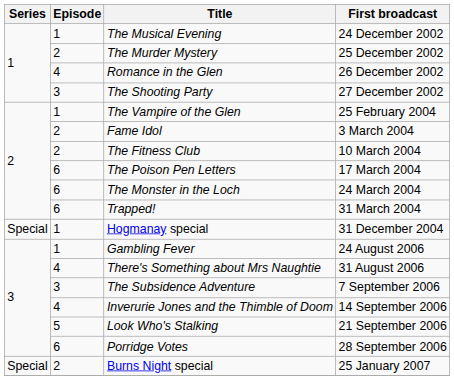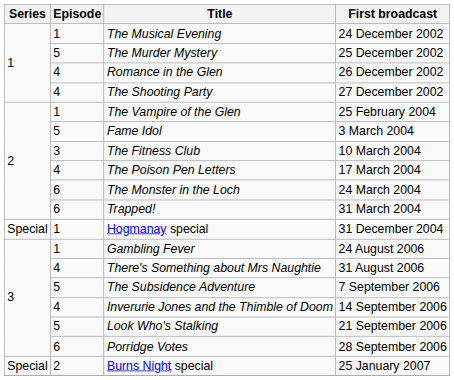(57, 53) 2 -> (57, 53) 5
(57, 92) 3 -> (57, 92) 4
(57, 131) 2 -> (57, 131) 5
(57, 151) 2 -> (57, 151) 3
(57, 170) 6 -> (57, 170) 4
(57, 287) 3 -> (57, 287) 5
